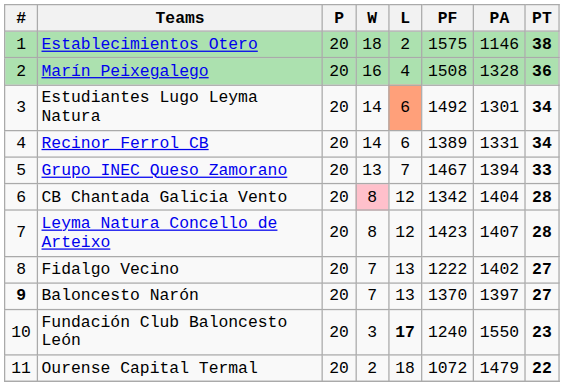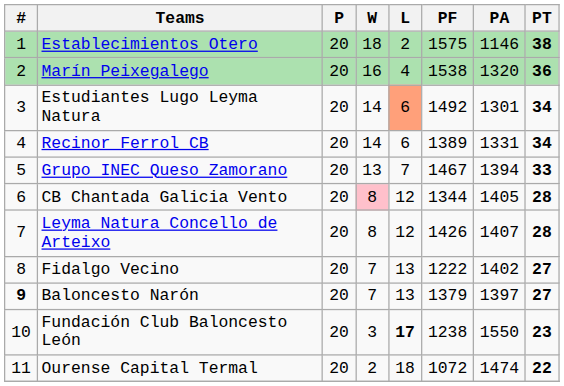(448, 71) 1508 -> (448, 71) 1538
(499, 71) 1328 -> (499, 71) 1320
(448, 197) 1342 -> (448, 197) 1344
(499, 197) 1404 -> (499, 197) 1405
(448, 233) 1423 -> (448, 233) 1426
(448, 296) 1370 -> (448, 296) 1379
(448, 332) 1240 -> (448, 332) 1238
(499, 368) 1479 -> (499, 368) 1474
